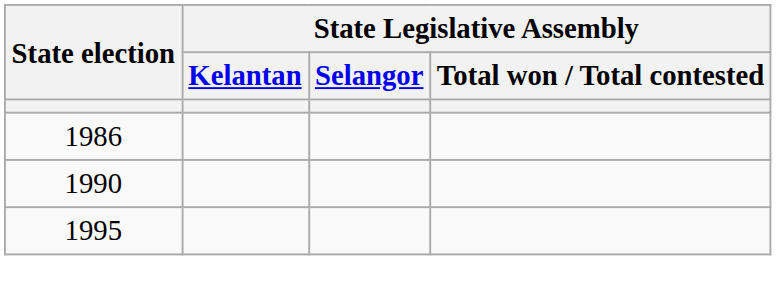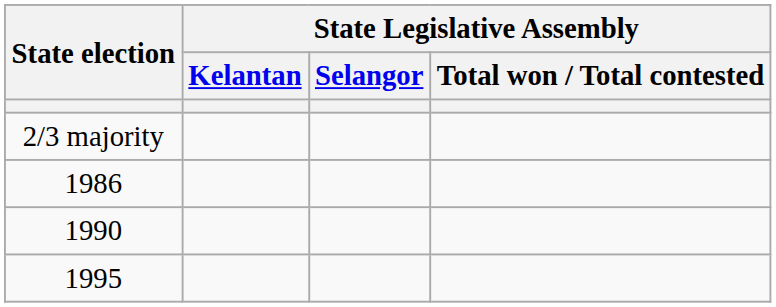+ row: (93, 136)
